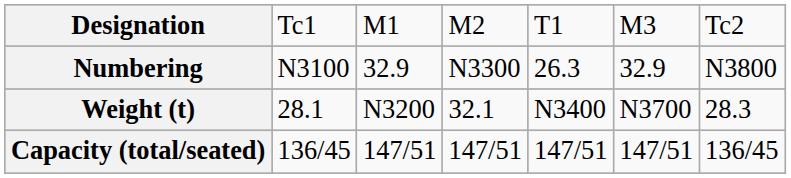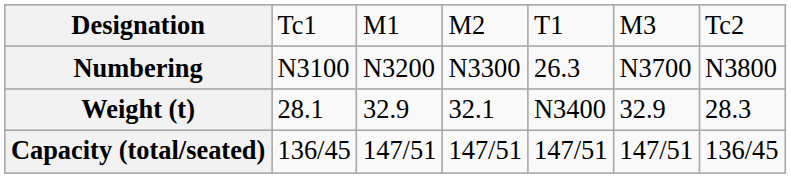(386, 67) 32.9 -> (399, 67) N3200
(643, 67) 32.9 -> (655, 67) N3700
(399, 109) N3200 -> (386, 109) 32.9
(655, 109) N3700 -> (643, 109) 32.9
